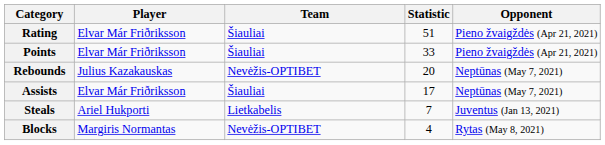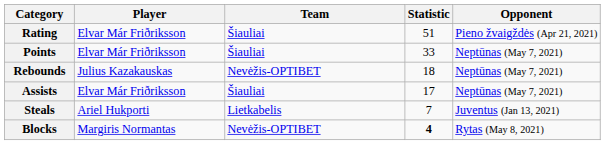(526, 52) Pieno žvaigždės (Apr 21, 2021) -> (509, 52) Neptūnas (May 7, 2021)
(429, 71) 20 -> (429, 71) 18
(429, 129) normal -> (429, 129) bold
